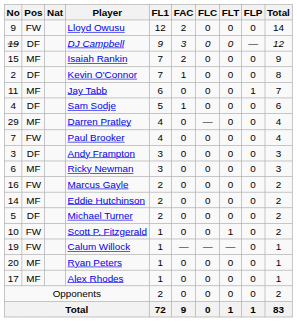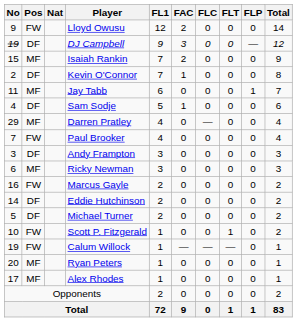(33, 200) MF -> (33, 200) DF
